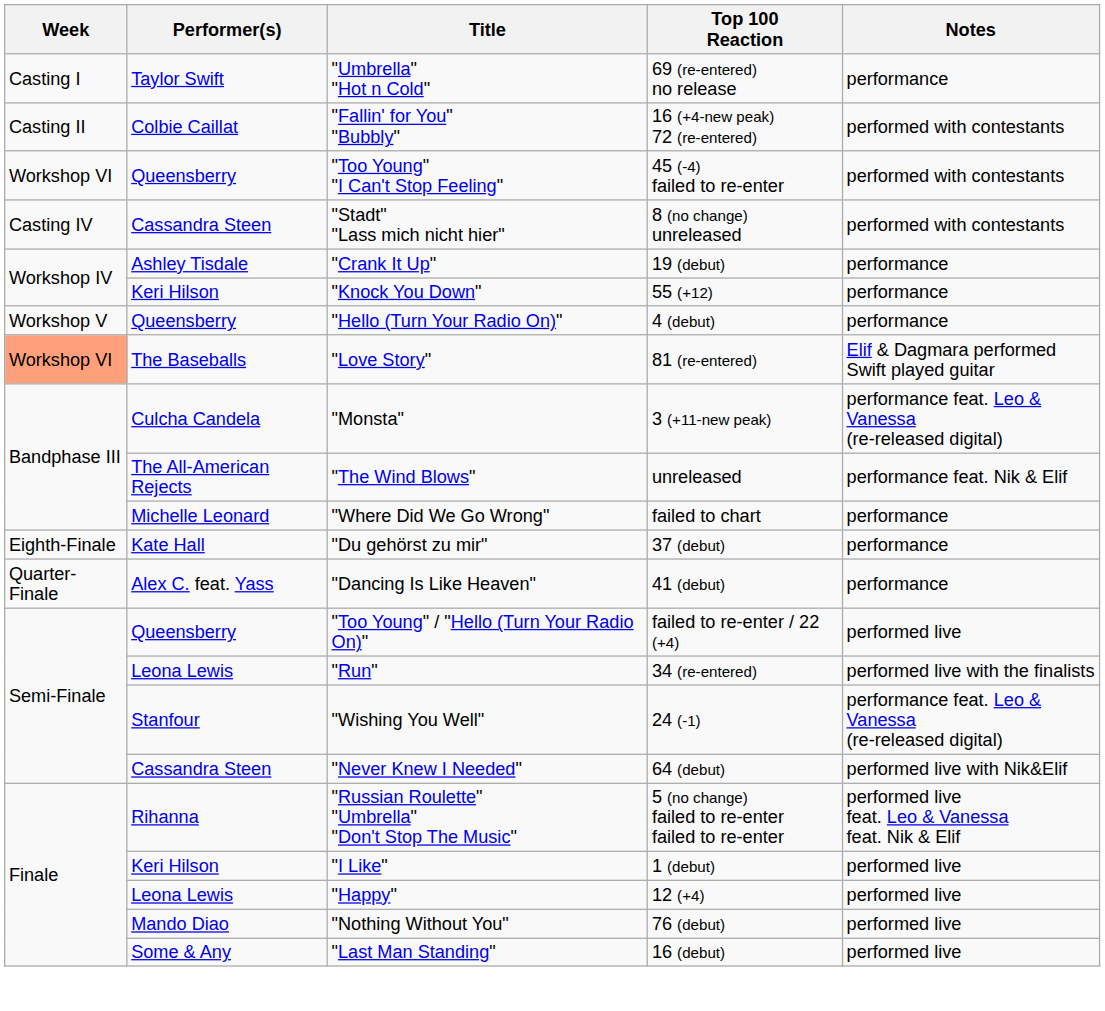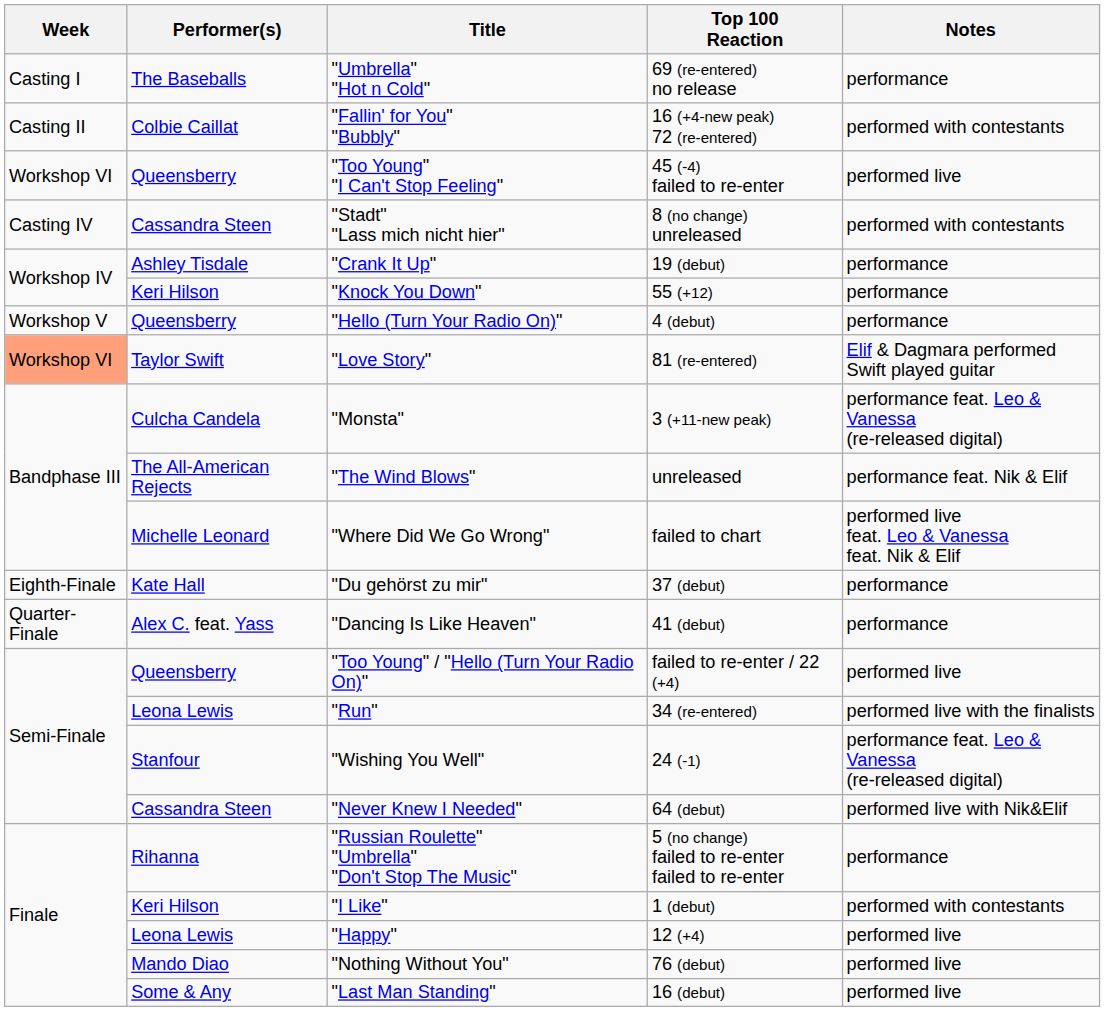(178, 78) Taylor Swift -> (189, 78) The Baseballs
(955, 176) performed with contestants -> (904, 176) performed live
(189, 360) The Baseballs -> (178, 360) Taylor Swift
(897, 516) performance -> (928, 536) performed live feat. Leo & Vanessa feat. Nik & Elif
(928, 818) performed live feat. Leo & Vanessa feat. Nik & Elif -> (897, 858) performance
(904, 866) performed live -> (955, 907) performed with contestants
